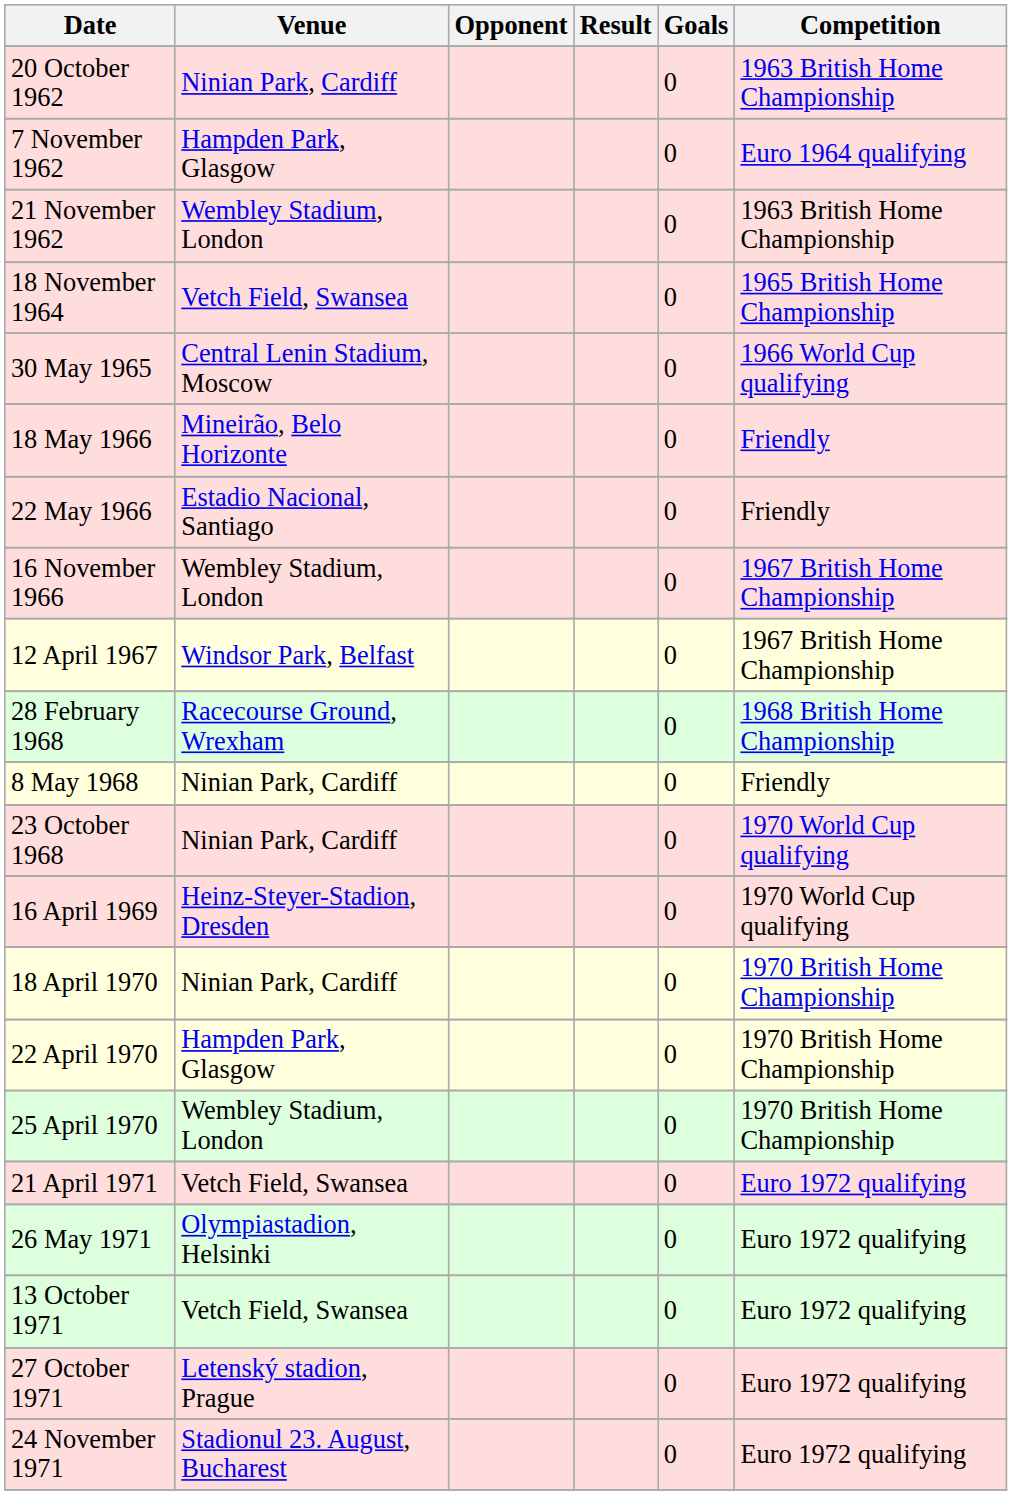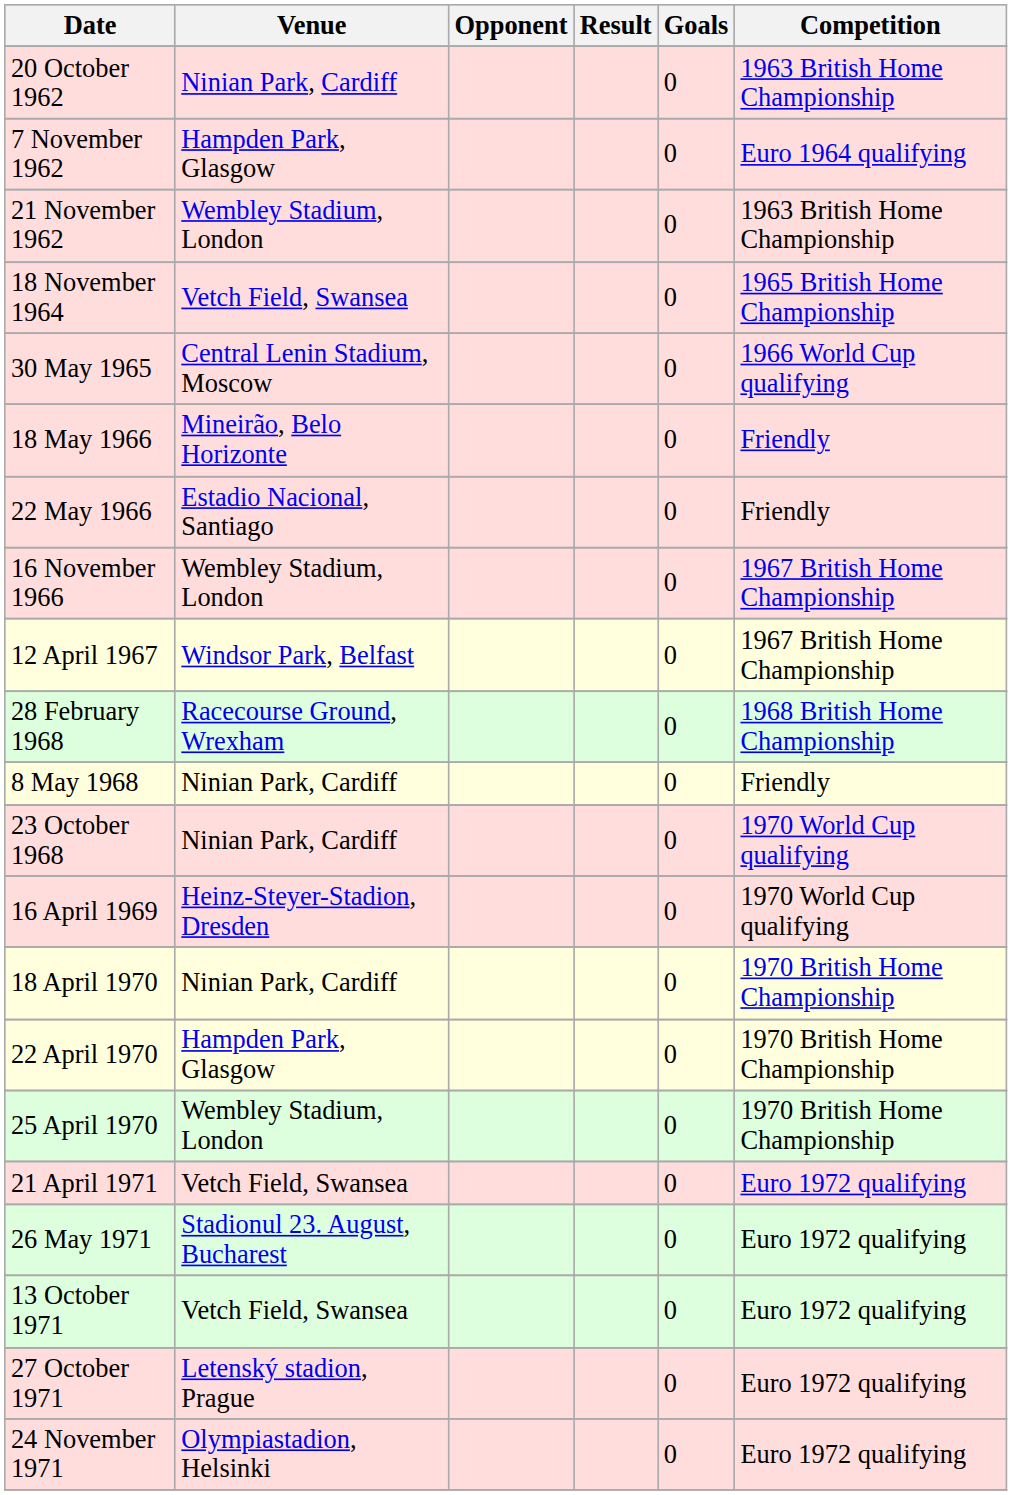(269, 1239) Olympiastadion, Helsinki -> (296, 1239) Stadionul 23. August, Bucharest
(296, 1454) Stadionul 23. August, Bucharest -> (269, 1454) Olympiastadion, Helsinki
